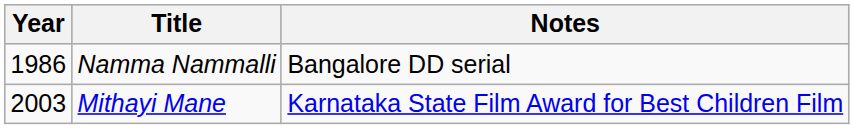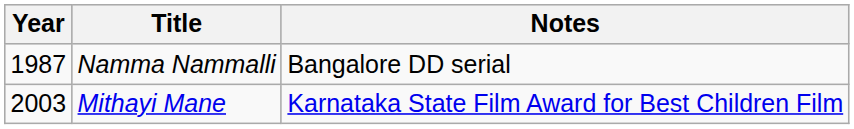(38, 63) 1986 -> (38, 63) 1987
